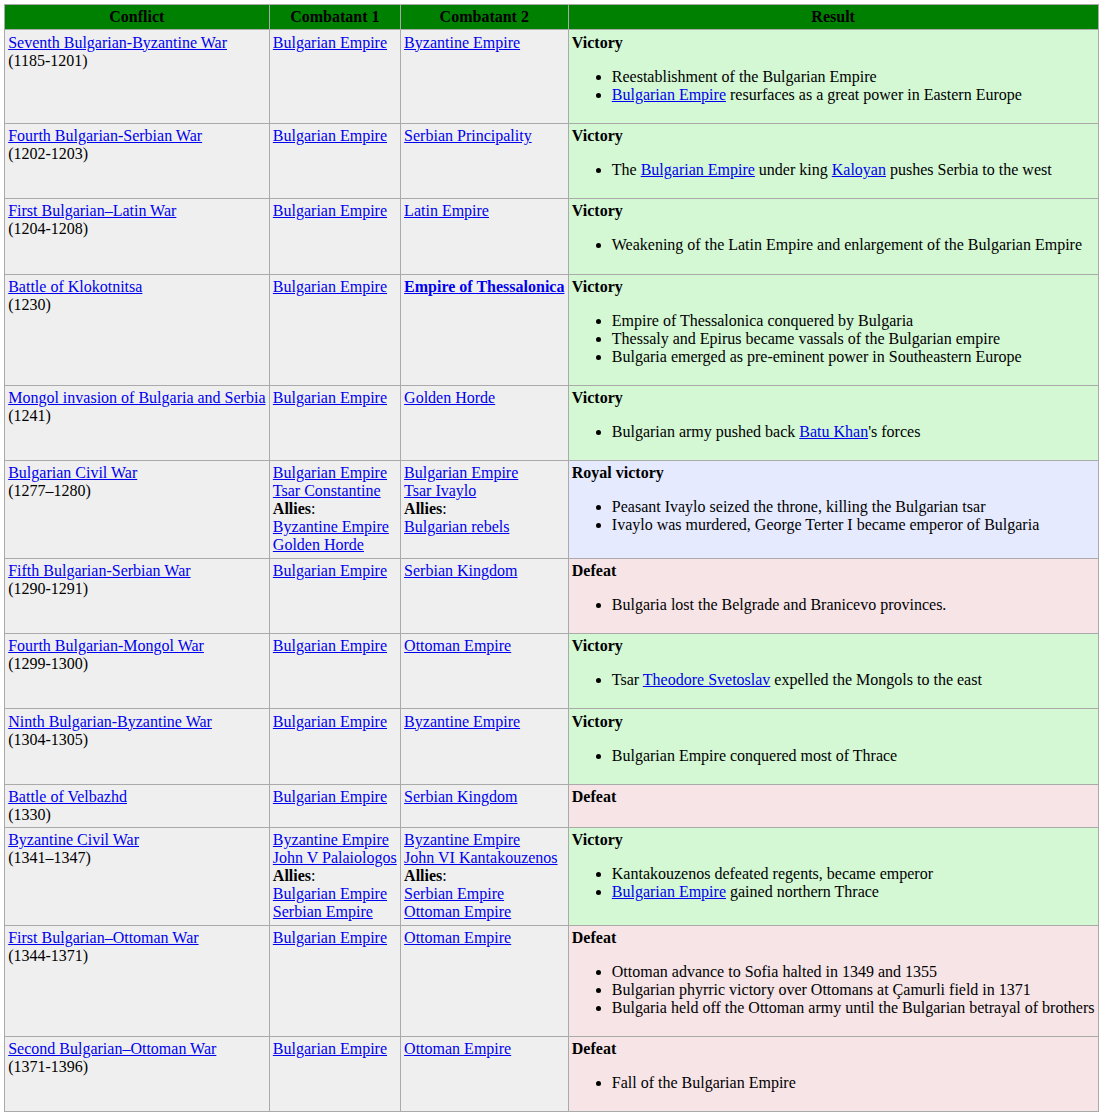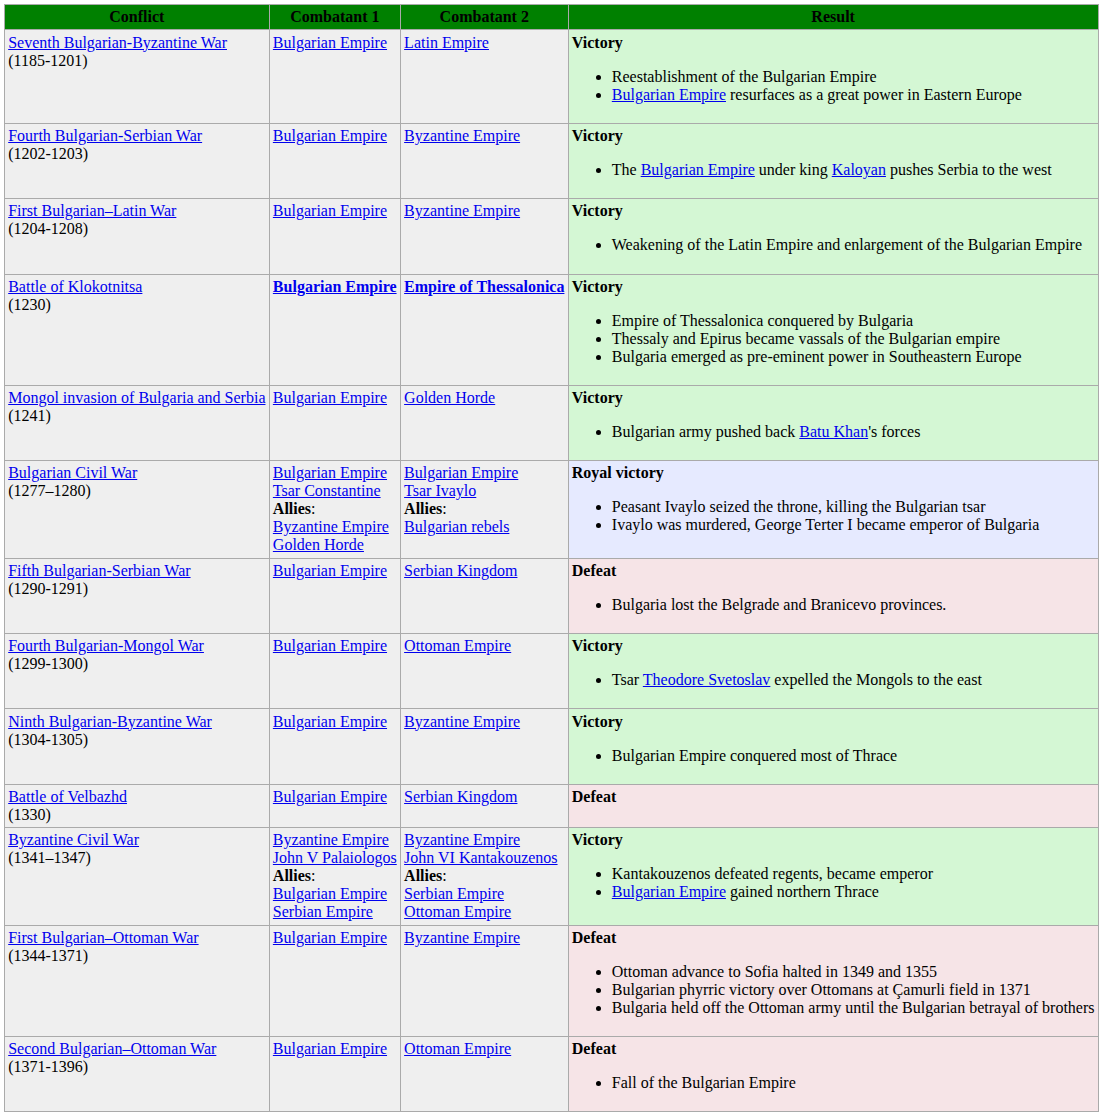(462, 42) Byzantine Empire -> (447, 42) Latin Empire
(468, 135) Serbian Principality -> (462, 135) Byzantine Empire
(447, 211) Latin Empire -> (462, 211) Byzantine Empire
(330, 286) normal -> (335, 286) bold
(458, 937) Ottoman Empire -> (462, 937) Byzantine Empire
